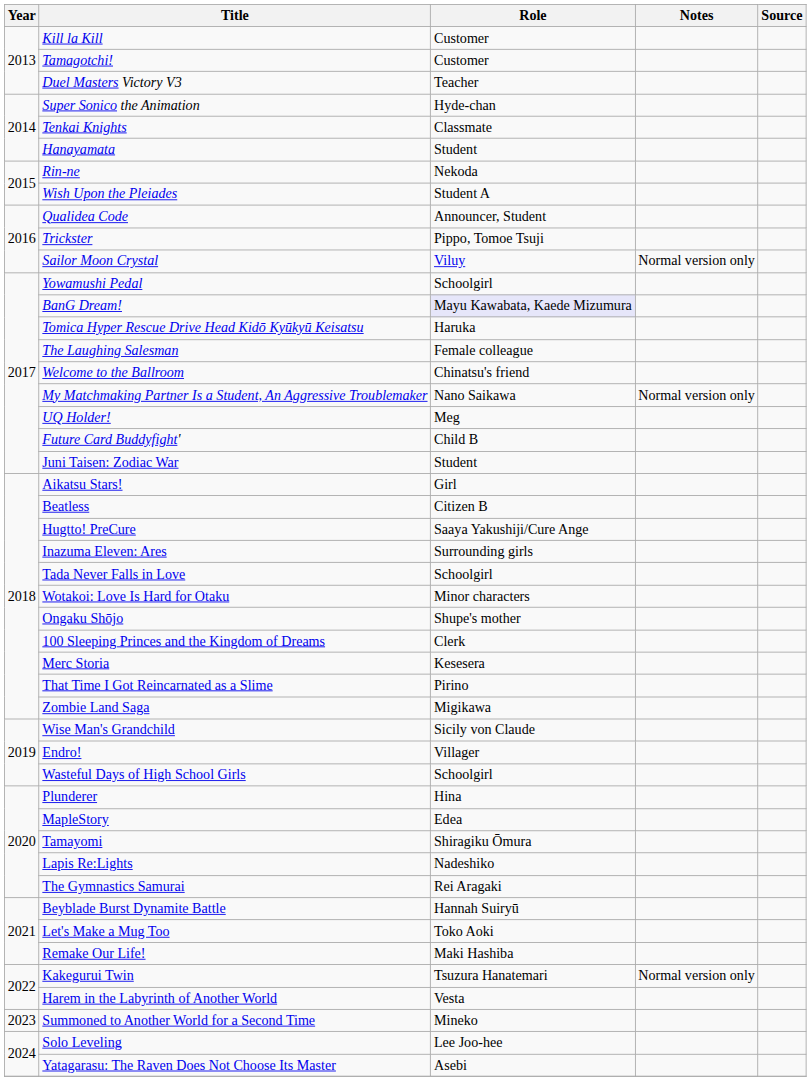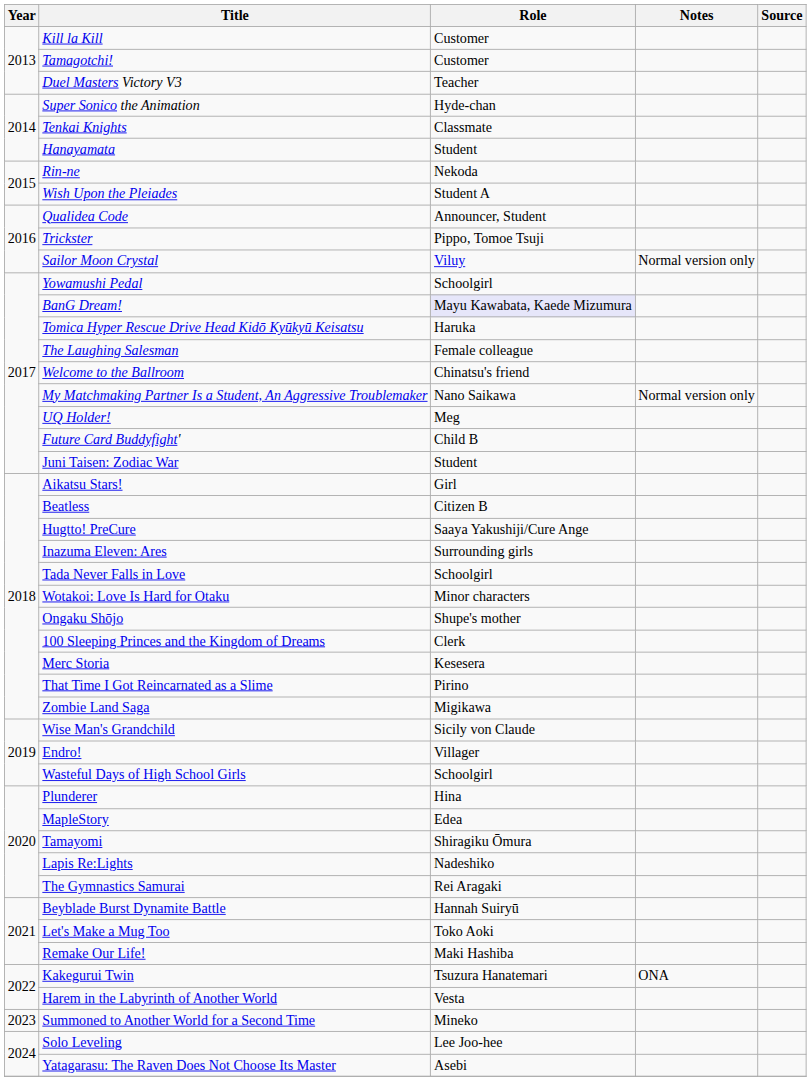(697, 975) Normal version only -> (654, 975) ONA
